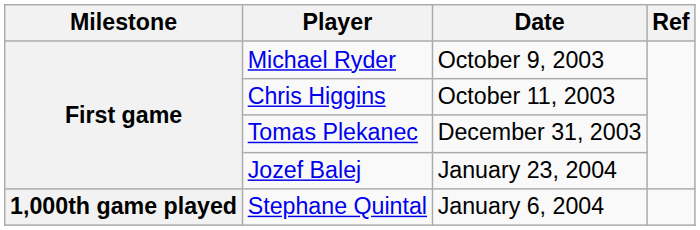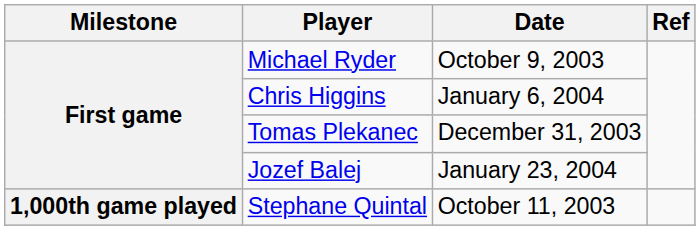(526, 96) October 11, 2003 -> (521, 96) January 6, 2004
(521, 206) January 6, 2004 -> (526, 206) October 11, 2003
